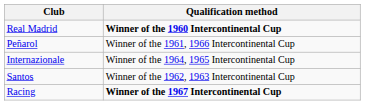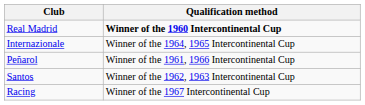rows swapped: (35, 60) <-> (22, 44)
(194, 92) bold -> (188, 92) normal
